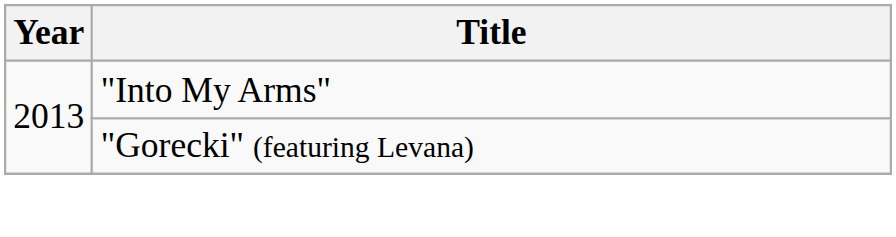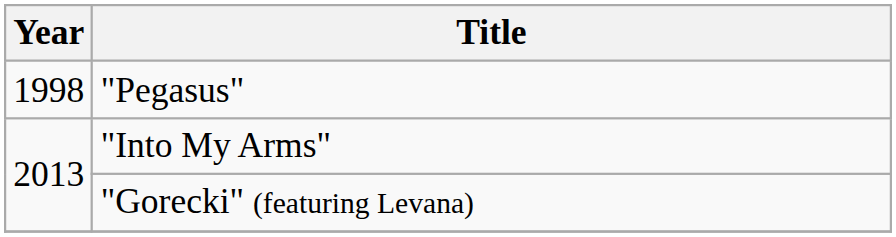+ row: (172, 88)
